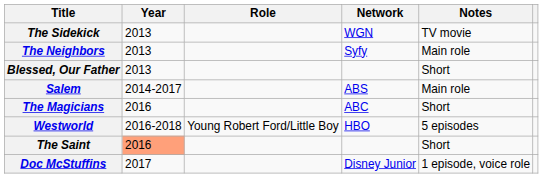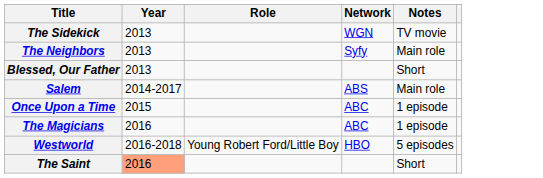+ row: (63, 107)
(436, 107) Short -> (422, 126) 1 episode
- row: (63, 164)
